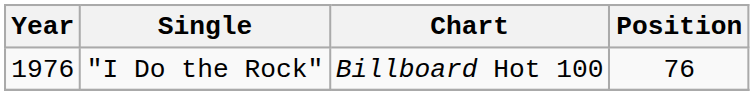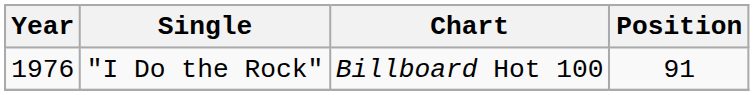(679, 69) 76 -> (679, 69) 91
